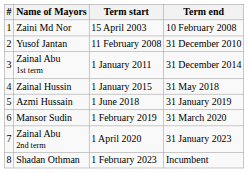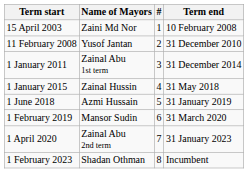columns swapped: (9, 12) <-> (126, 12)
